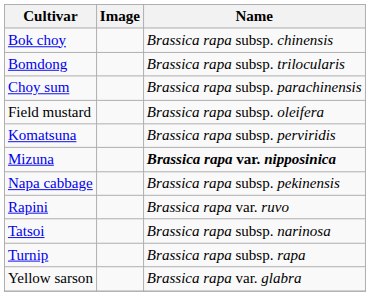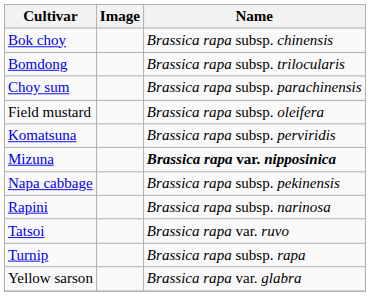(218, 207) Brassica rapa var. ruvo -> (239, 207) Brassica rapa subsp. narinosa
(239, 231) Brassica rapa subsp. narinosa -> (218, 231) Brassica rapa var. ruvo
